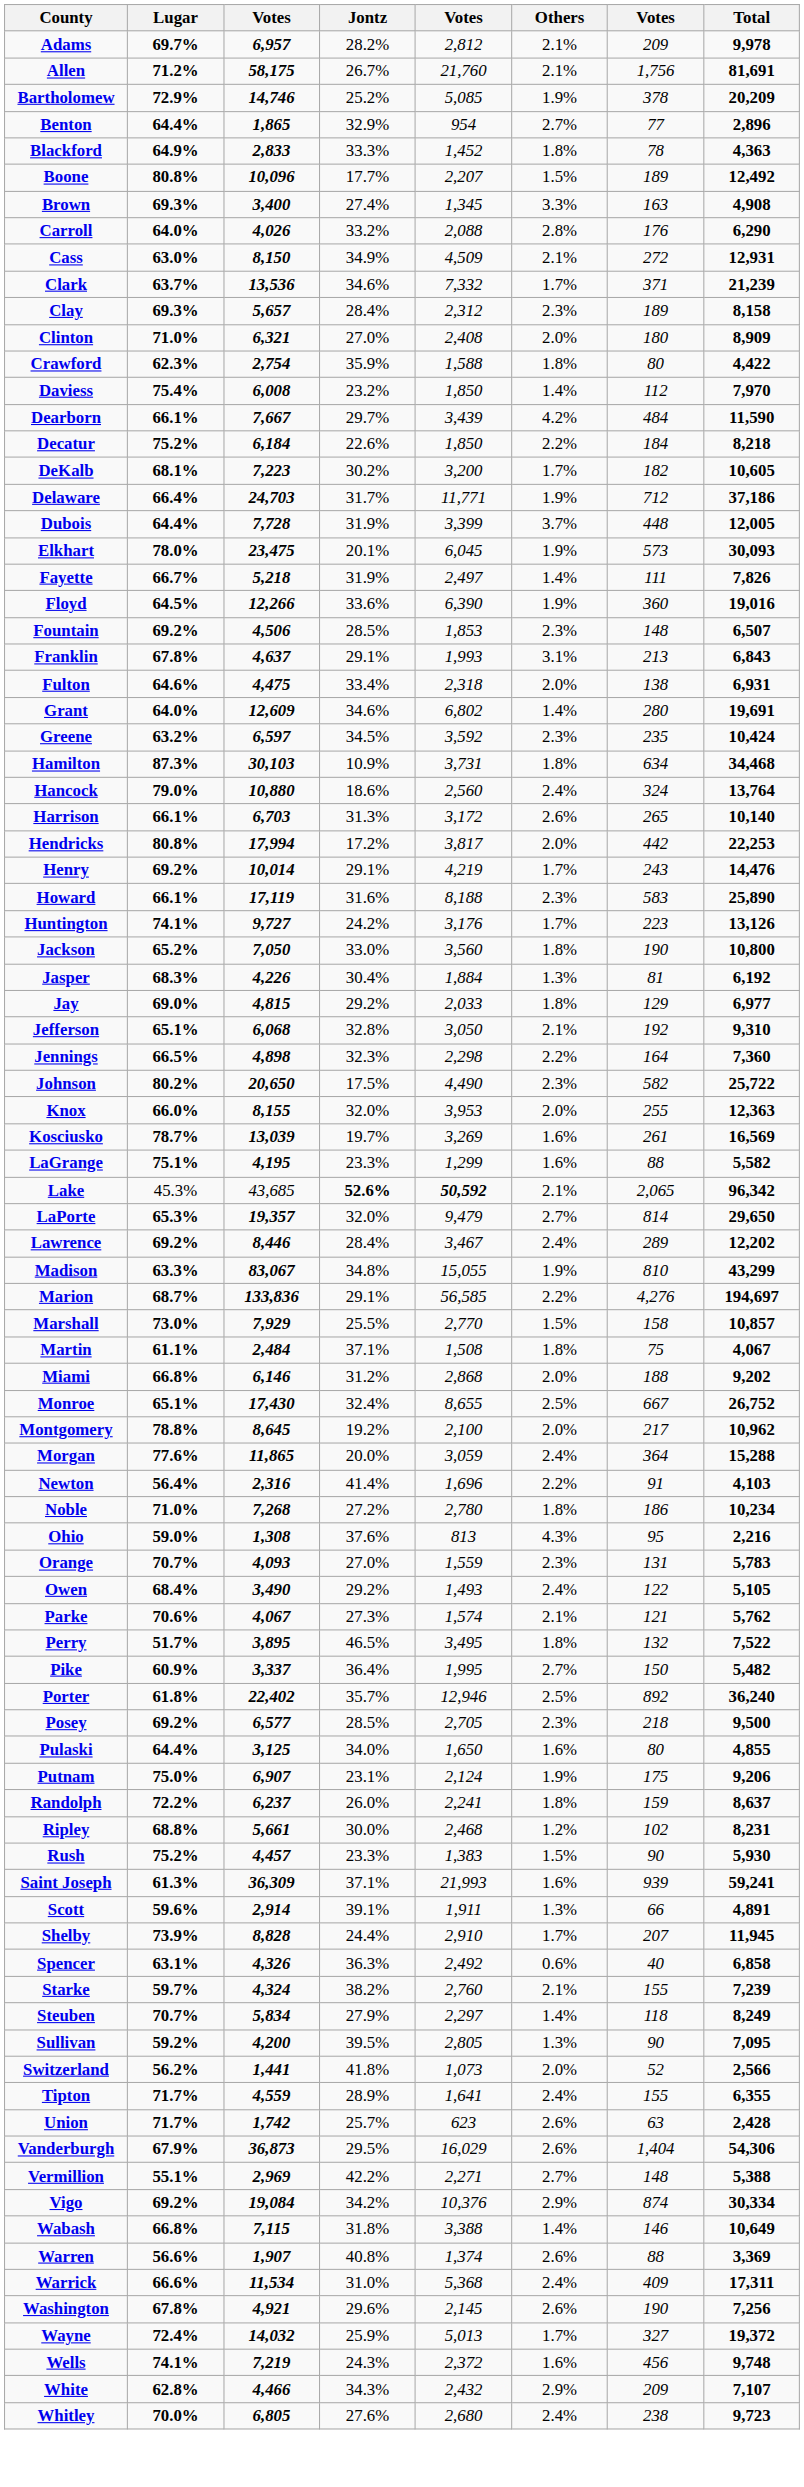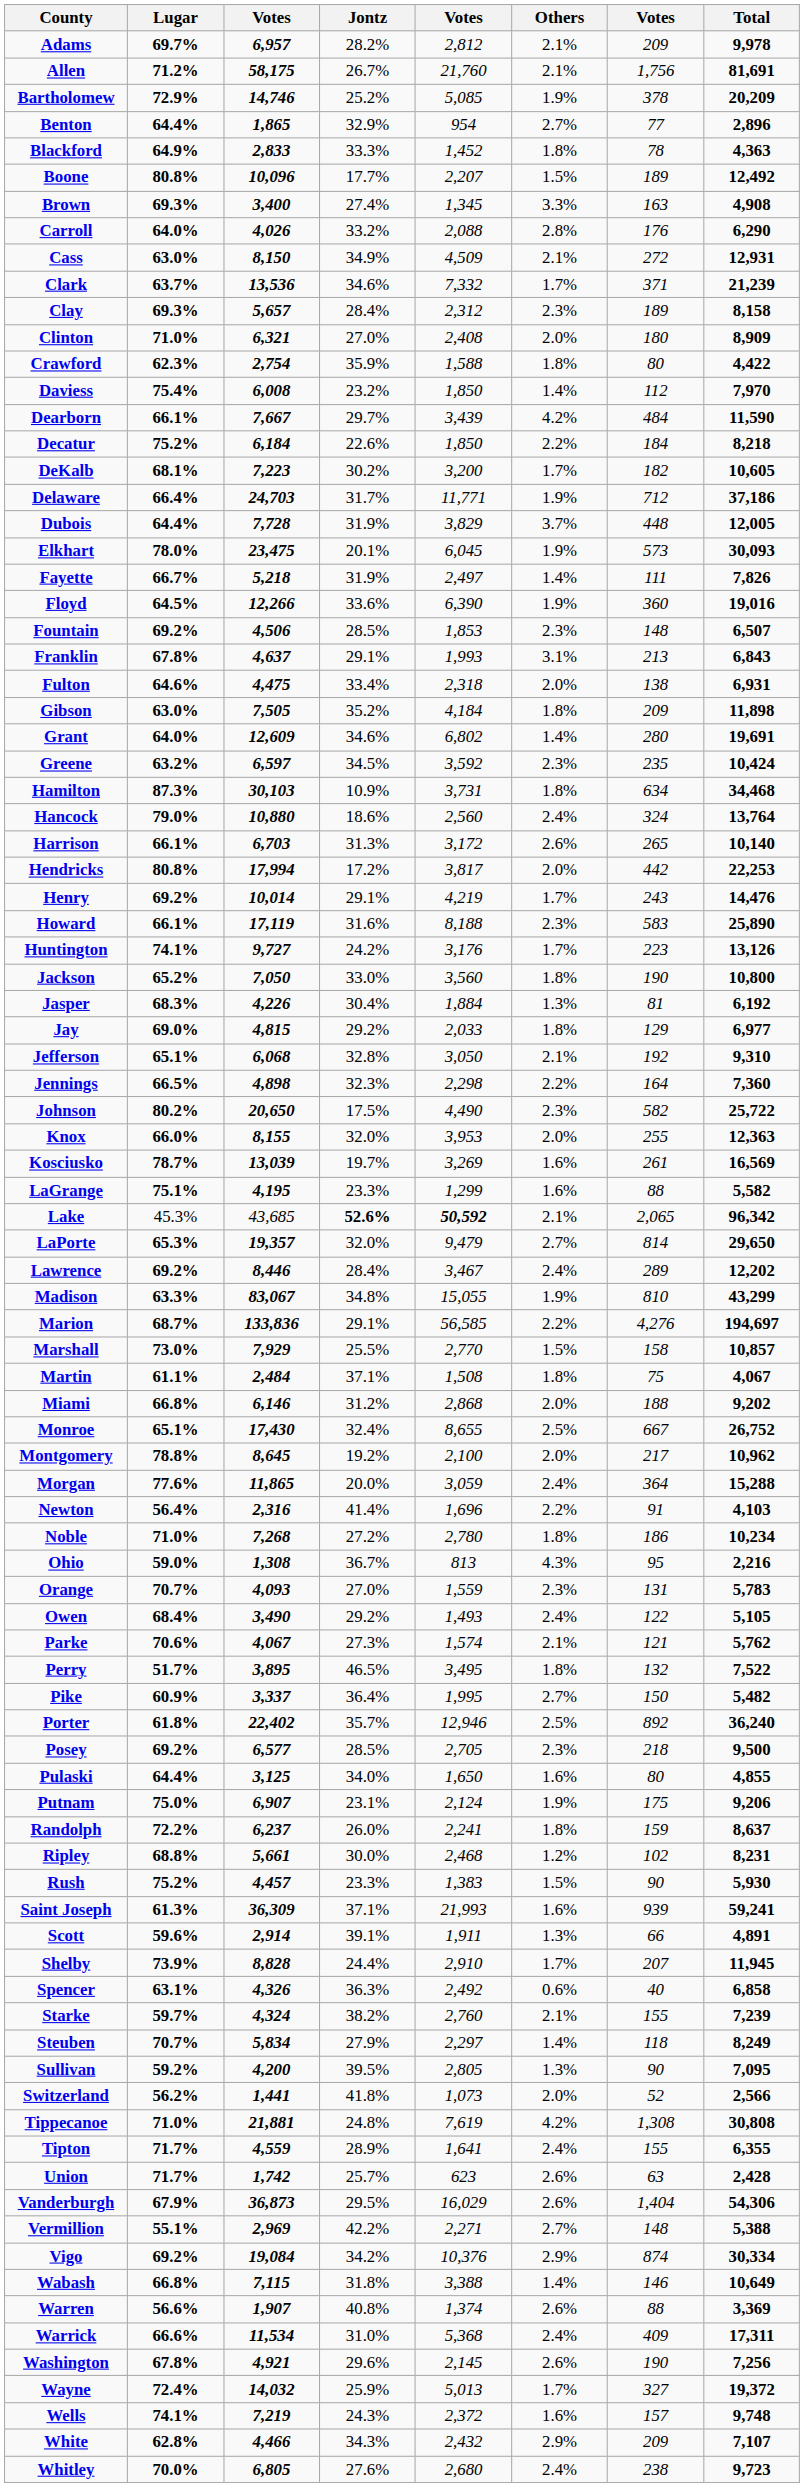(464, 524) 3,399 -> (464, 524) 3,829
+ row: (66, 710)
(368, 1536) 37.6% -> (368, 1563) 36.7%
+ row: (66, 2122)
(656, 2362) 456 -> (656, 2415) 157
